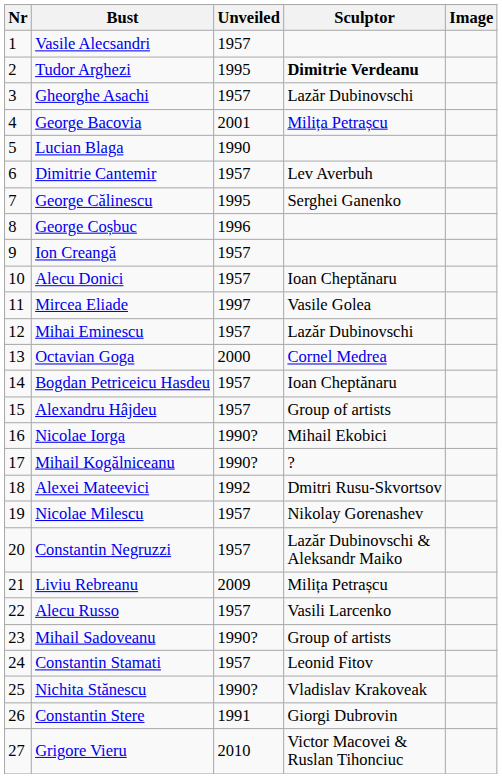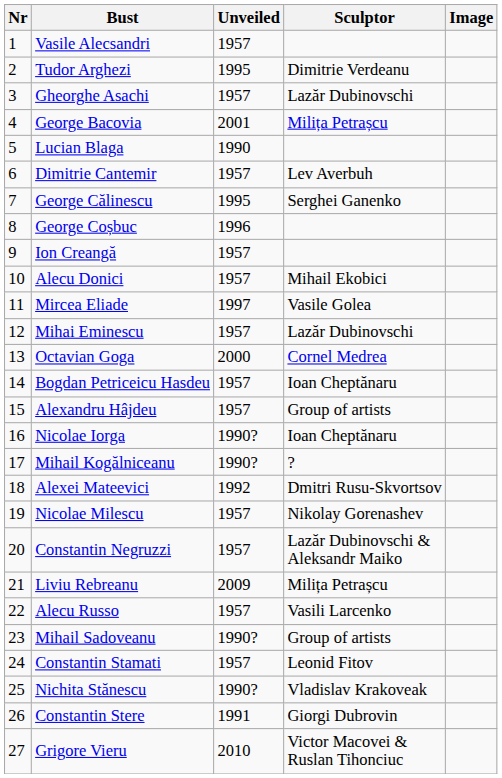(353, 69) bold -> (348, 69) normal
(342, 278) Ioan Cheptănaru -> (337, 278) Mihail Ekobici
(337, 435) Mihail Ekobici -> (342, 435) Ioan Cheptănaru
